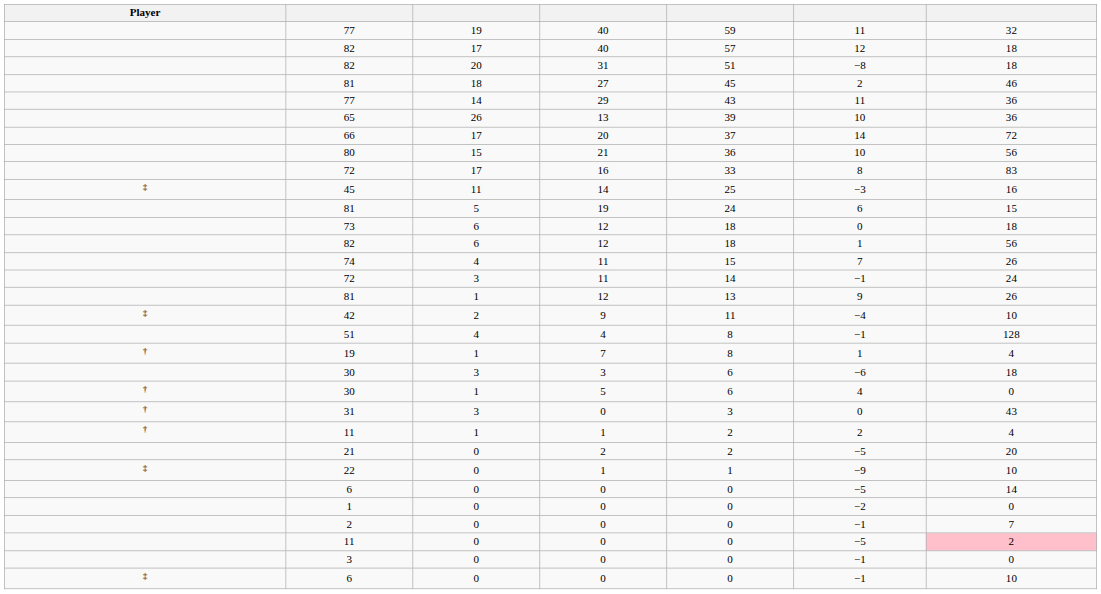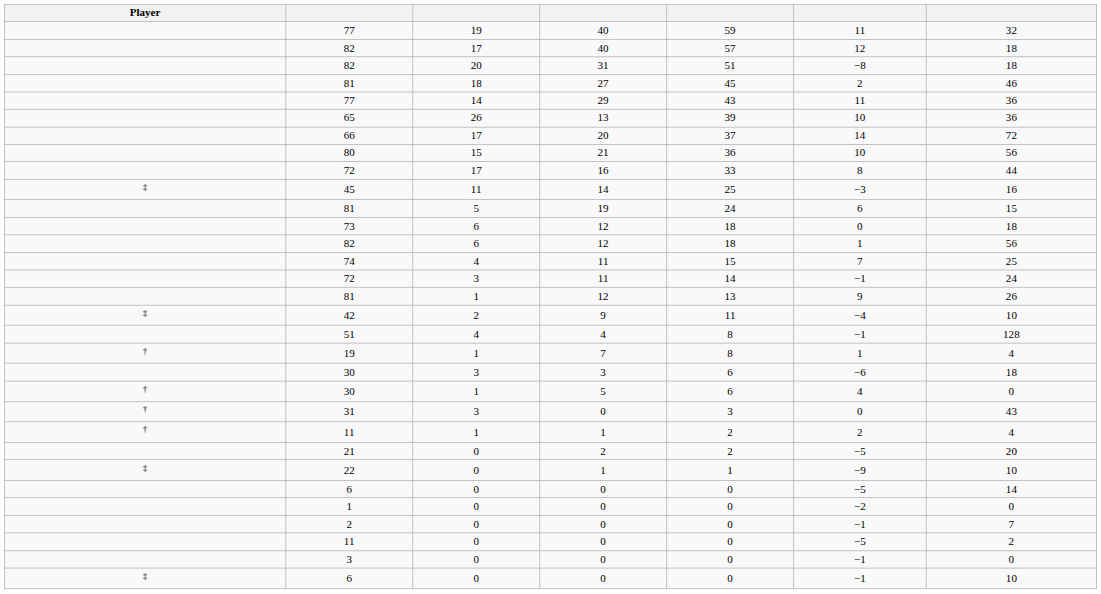(1011, 170) 83 -> (1011, 170) 44
(1011, 261) 26 -> (1011, 261) 25
(1011, 541) pink background -> (1011, 541) no background
